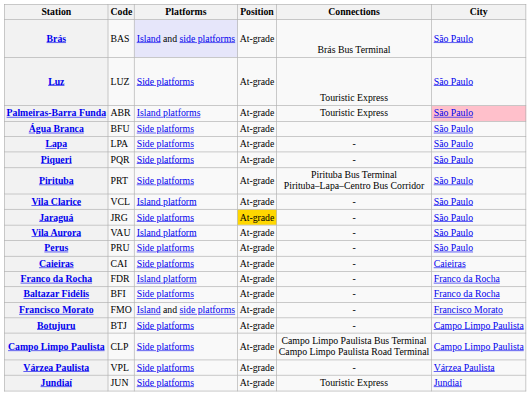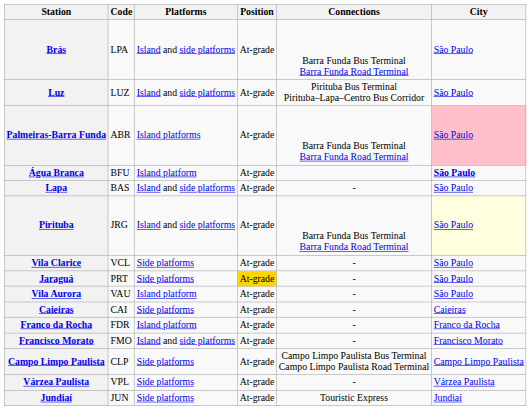(120, 38) BAS -> (119, 49) LPA
(186, 38) lavender background -> (186, 49) no background
(354, 49) Brás Bus Terminal -> (354, 66) Barra Funda Bus Terminal Barra Funda Road Terminal
(165, 81) Side platforms -> (186, 92) Island and side platforms
(354, 98) Touristic Express -> (354, 92) Pirituba Bus Terminal Pirituba–Lapa–Centro Bus Corridor
(354, 113) Touristic Express -> (354, 152) Barra Funda Bus Terminal Barra Funda Road Terminal
(165, 129) Side platforms -> (167, 172) Island platform
(453, 129) normal -> (454, 172) bold
(119, 144) LPA -> (120, 188) BAS
(165, 144) Side platforms -> (186, 188) Island and side platforms
- row: (56, 160)
(119, 180) PRT -> (119, 225) JRG
(165, 180) Side platforms -> (186, 225) Island and side platforms
(354, 180) Pirituba Bus Terminal Pirituba–Lapa–Centro Bus Corridor -> (354, 242) Barra Funda Bus Terminal Barra Funda Road Terminal
(453, 180) no background -> (453, 225) lightyellow background
(167, 201) Island platform -> (165, 263) Side platforms
(119, 217) JRG -> (119, 278) PRT
- row: (56, 248)
- row: (56, 294)
- row: (56, 325)
